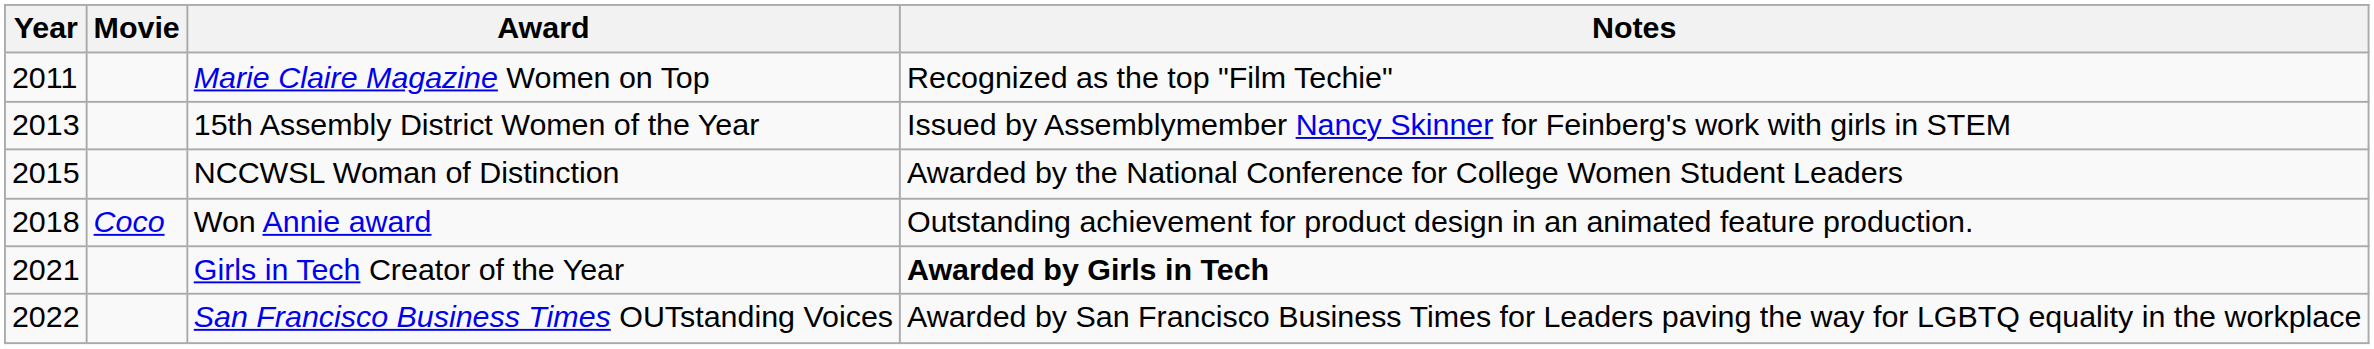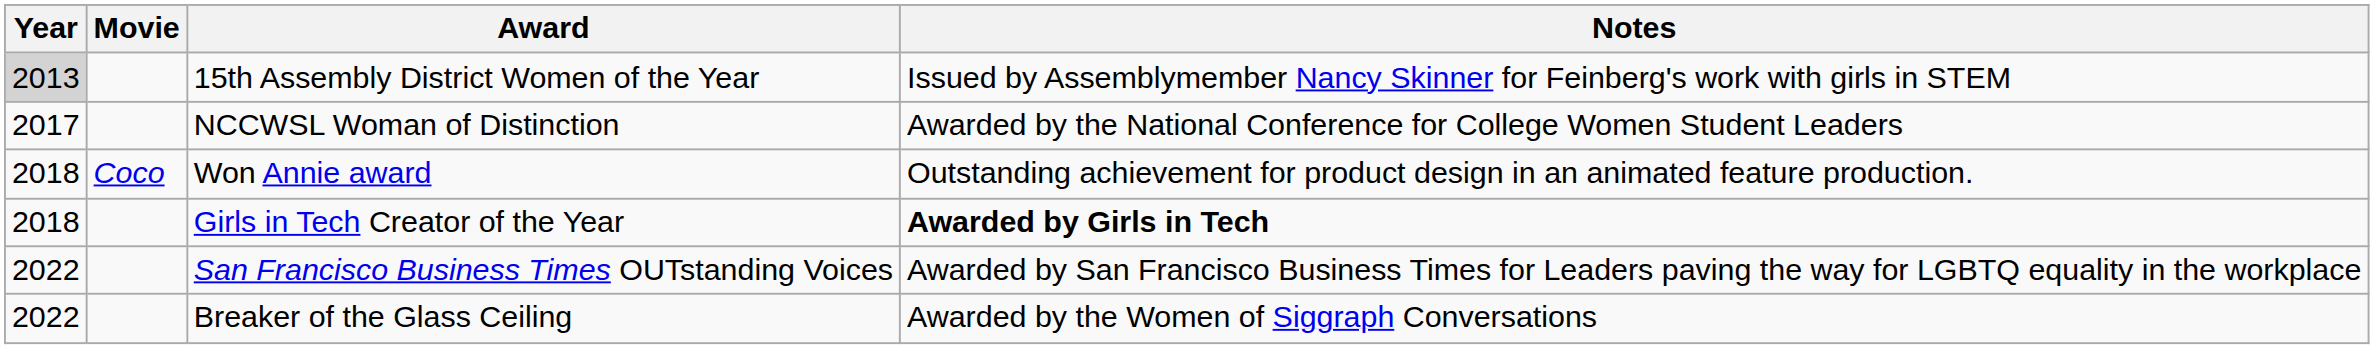- row: (452, 76)
(46, 125) no background -> (46, 76) lightgrey background
(46, 173) 2015 -> (46, 125) 2017
(46, 269) 2021 -> (46, 221) 2018
+ row: (383, 317)
